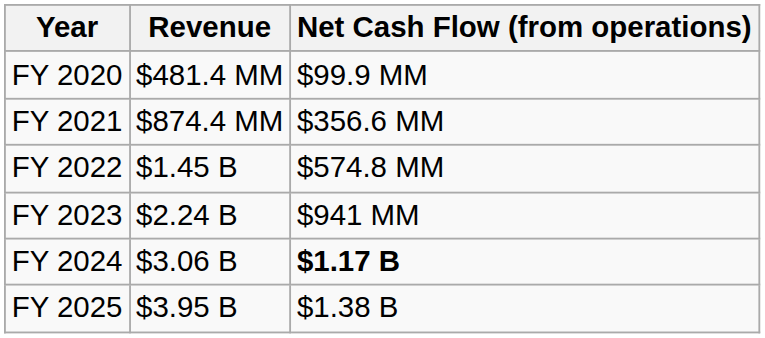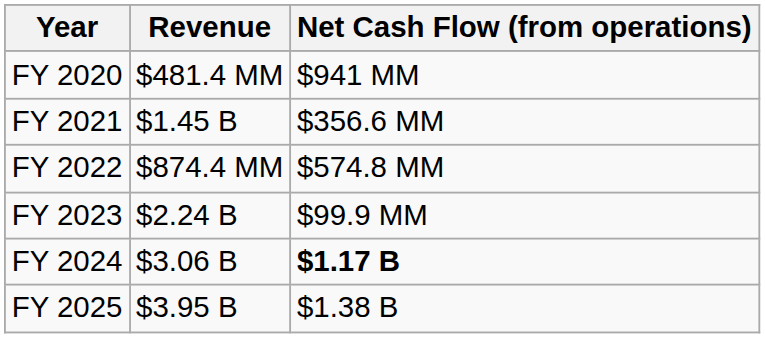(362, 74) $99.9 MM -> (358, 74) $941 MM
(210, 121) $874.4 MM -> (187, 121) $1.45 B
(187, 167) $1.45 B -> (210, 167) $874.4 MM
(358, 214) $941 MM -> (362, 214) $99.9 MM
